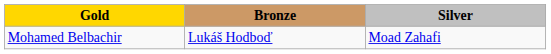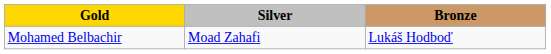columns swapped: (455, 15) <-> (275, 15)
